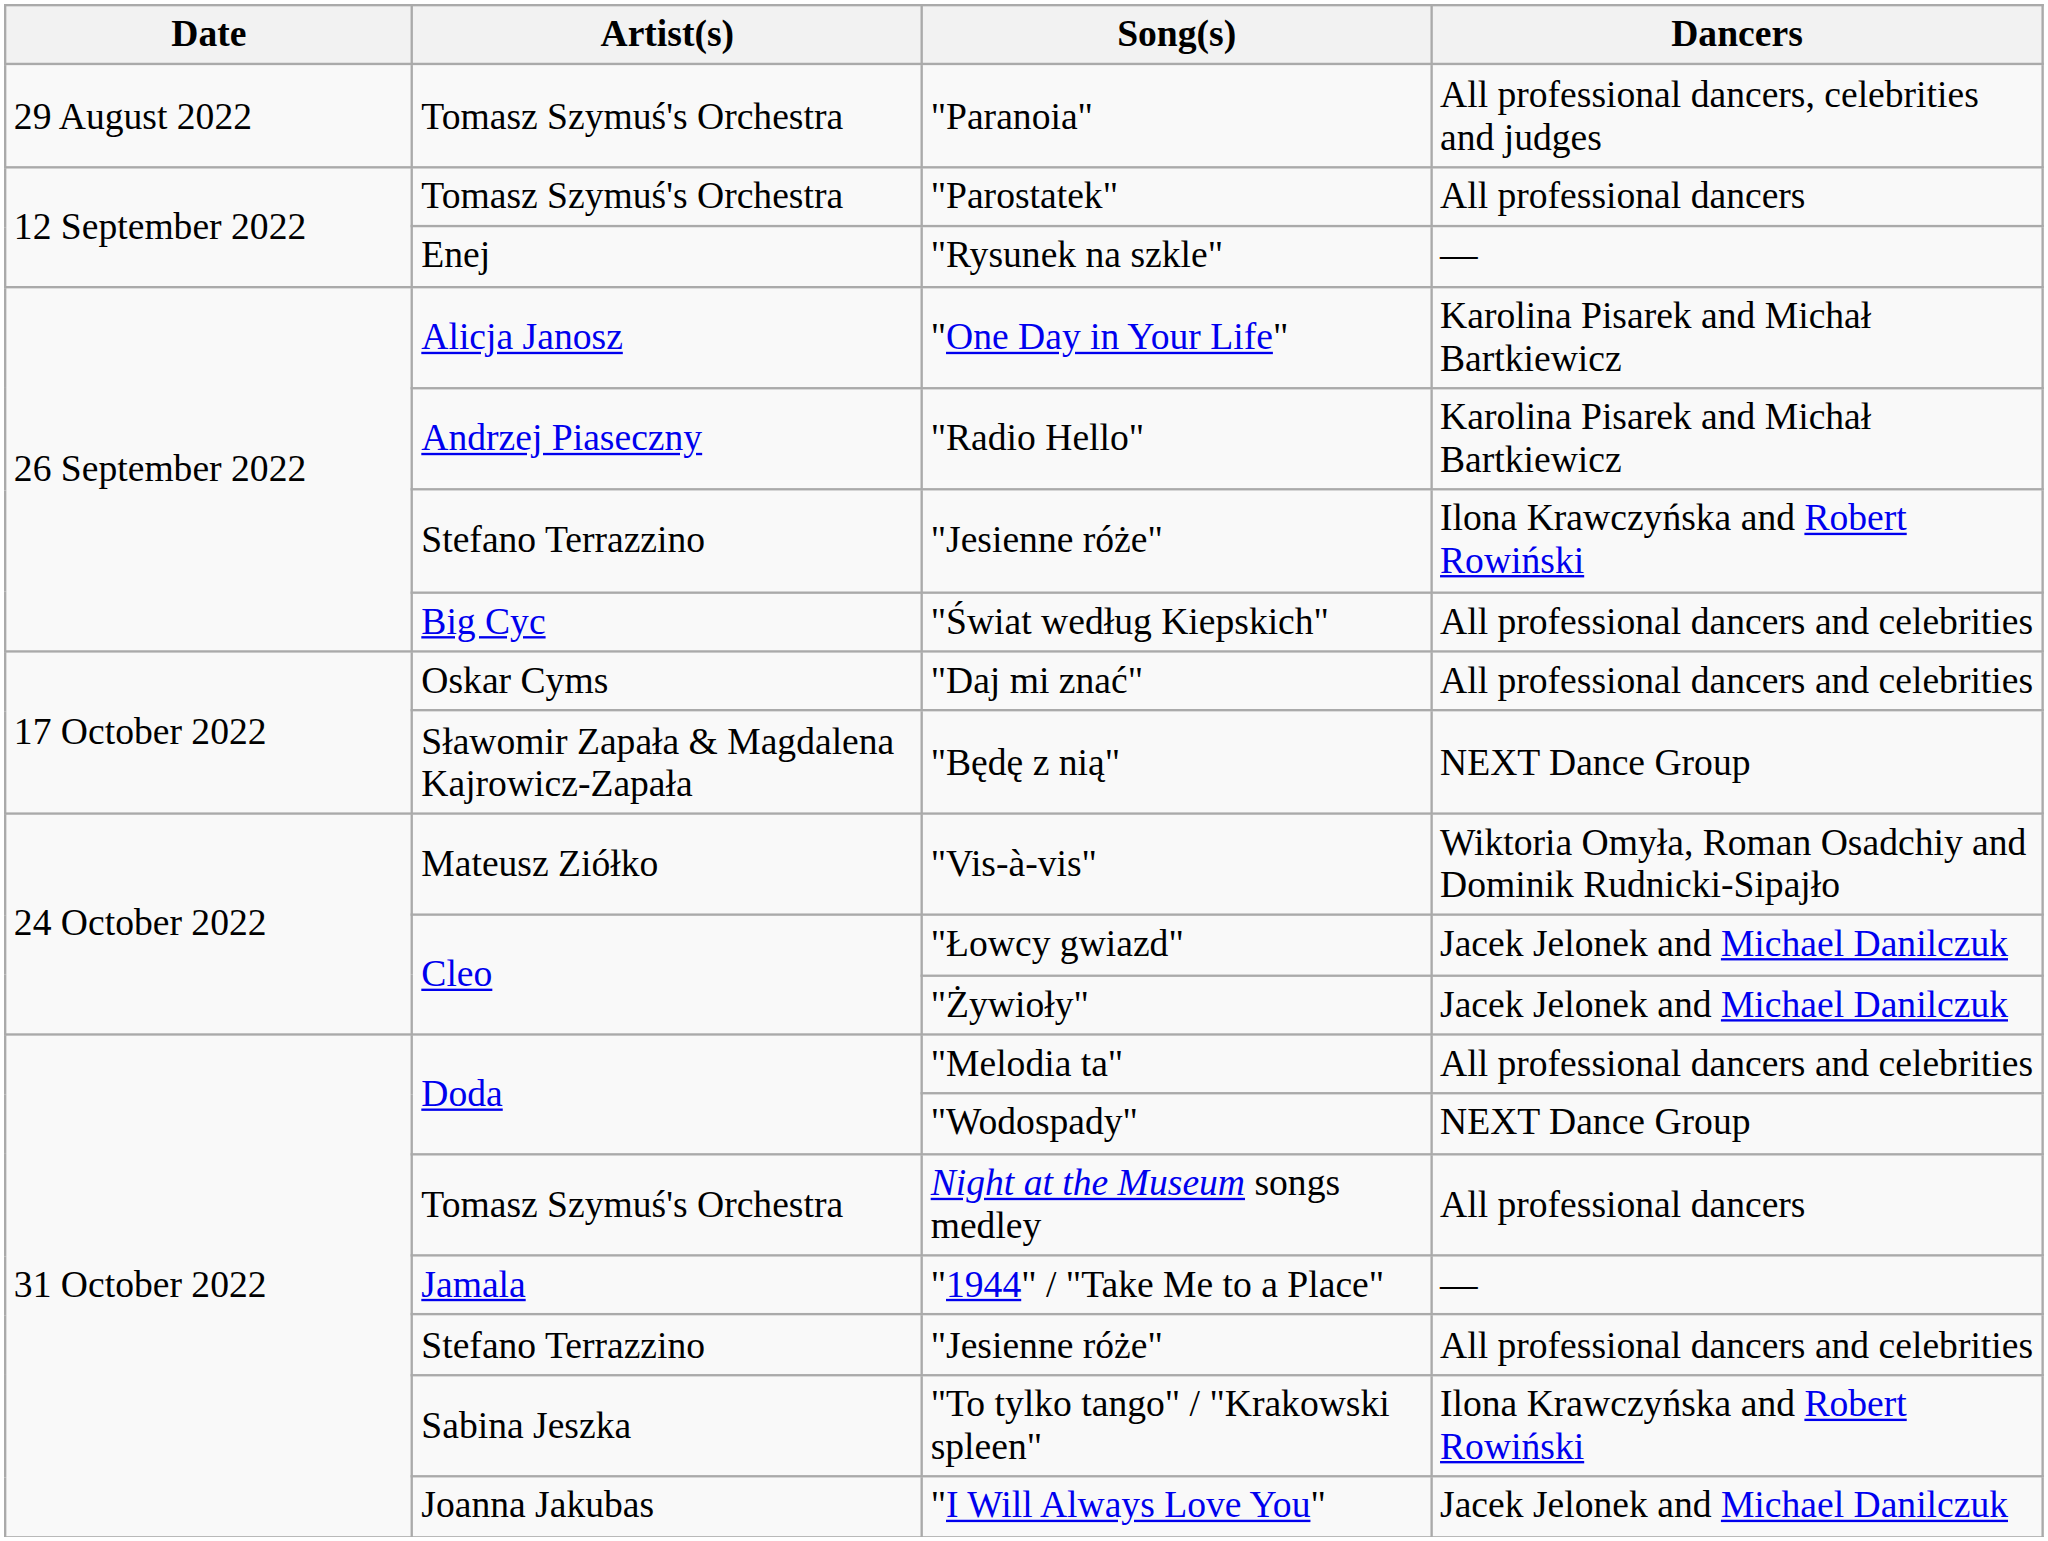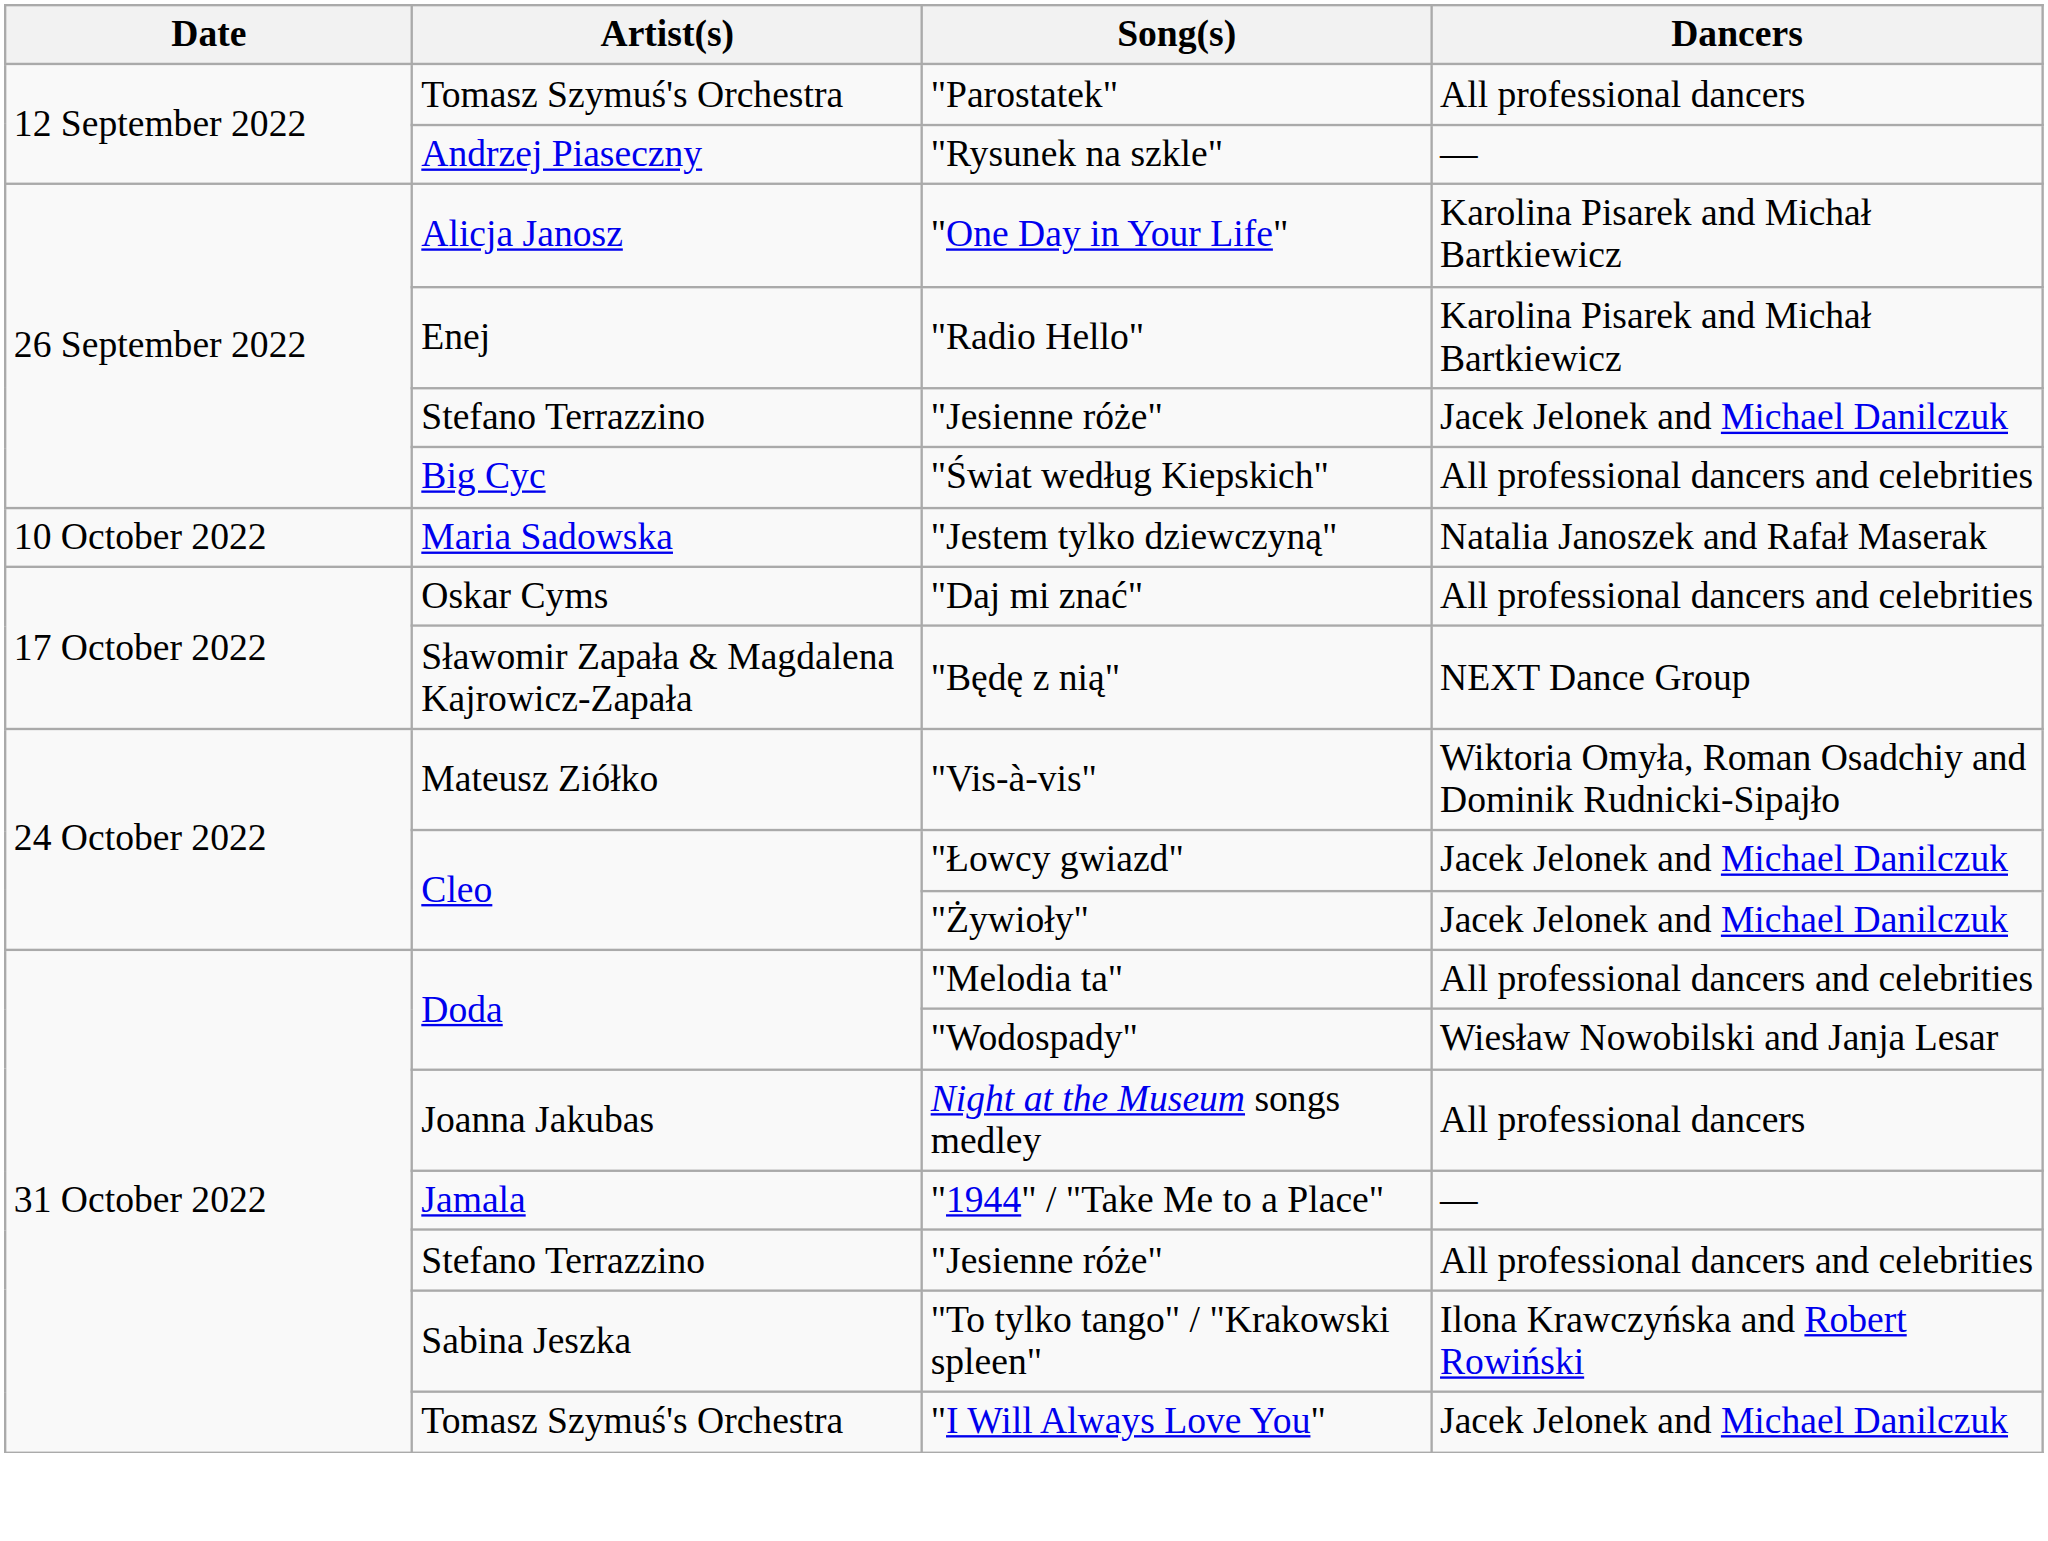- row: (133, 115)
(456, 255) Enej -> (562, 153) Andrzej Piaseczny
(562, 438) Andrzej Piaseczny -> (456, 336) Enej
(1673, 540) Ilona Krawczyńska and Robert Rowiński -> (1724, 417) Jacek Jelonek and Michael Danilczuk
+ row: (140, 536)
(1595, 1122) NEXT Dance Group -> (1719, 1038) Wiesław Nowobilski and Janja Lesar
(632, 1203) Tomasz Szymuś's Orchestra -> (538, 1119) Joanna Jakubas
(538, 1505) Joanna Jakubas -> (632, 1421) Tomasz Szymuś's Orchestra
